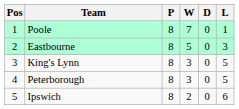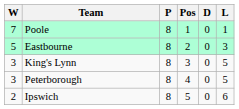columns swapped: (15, 12) <-> (189, 12)
